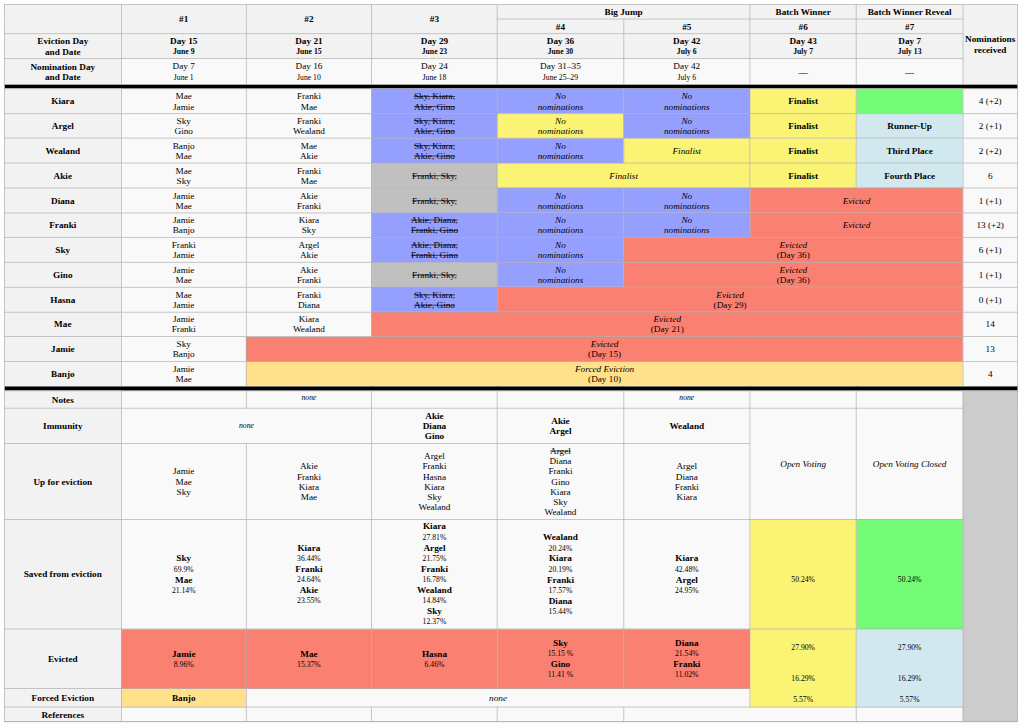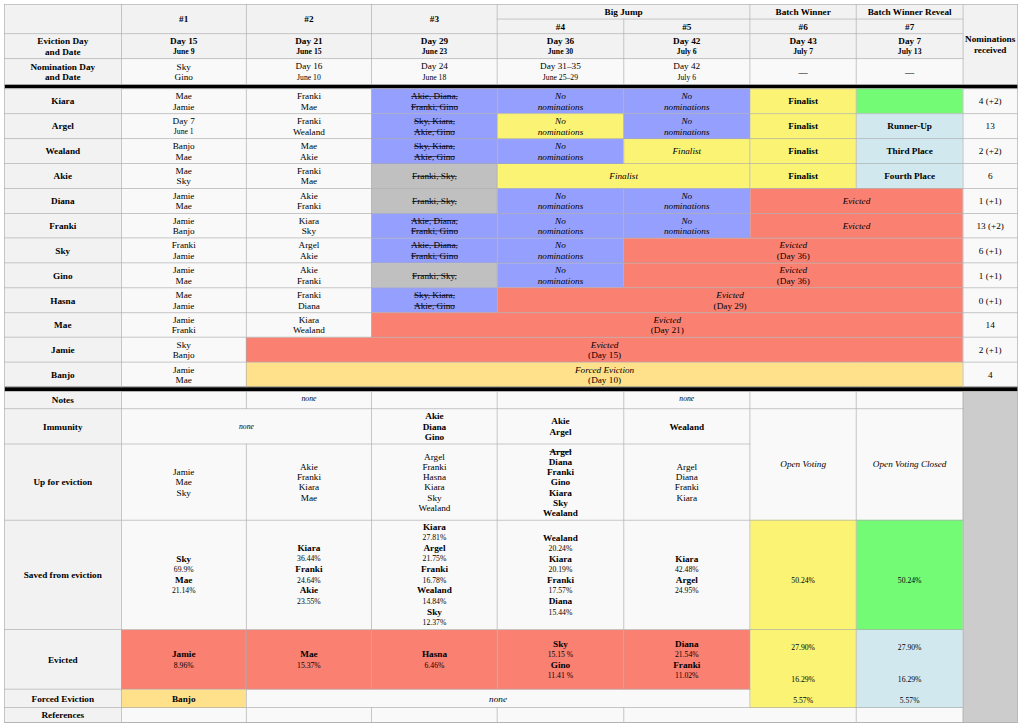(184, 72) Day 7 June 1 -> (184, 72) Sky Gino
(434, 101) Sky, Kiara, Akie, Gino -> (434, 101) Akie, Diana, Franki, Gino
(184, 126) Sky Gino -> (184, 126) Day 7 June 1
(990, 126) 2 (+1) -> (990, 127) 13
(990, 349) 13 -> (990, 350) 2 (+1)
(560, 482) normal -> (560, 482) bold
